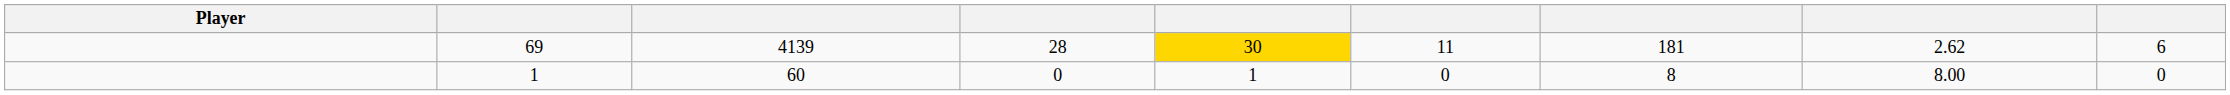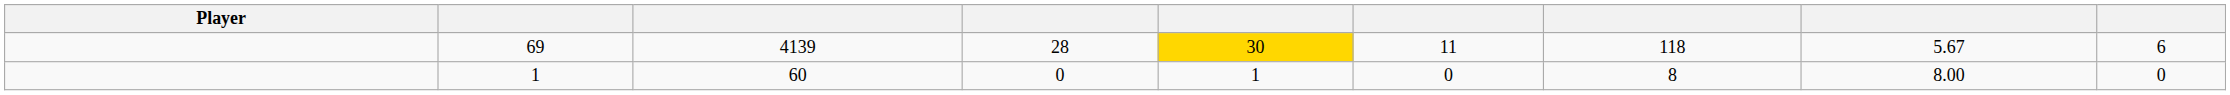(1671, 47) 181 -> (1672, 47) 118
(1950, 47) 2.62 -> (1949, 47) 5.67
